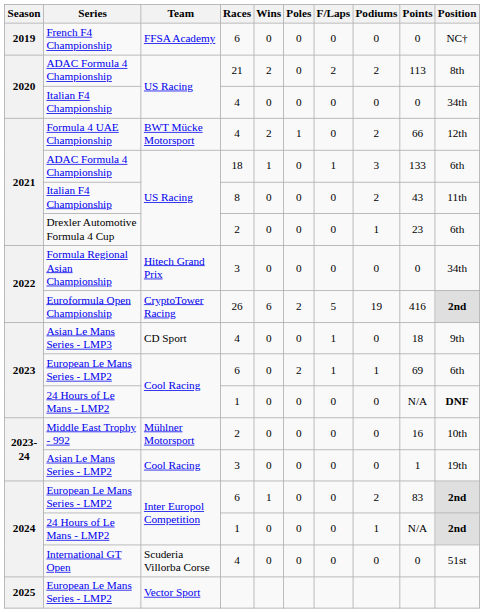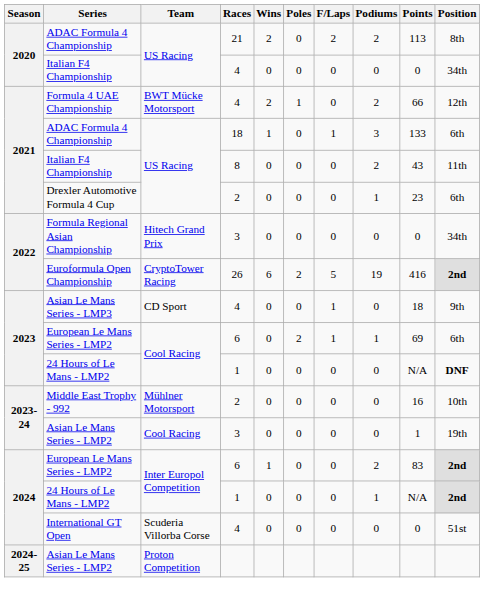- row: (24, 39)
+ row: (24, 561)
- row: (24, 592)
